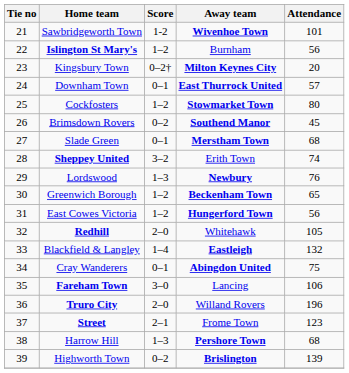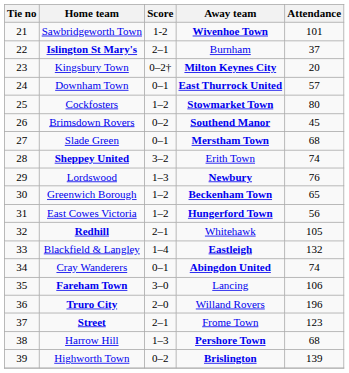(160, 49) 1–2 -> (160, 49) 2–1
(314, 49) 56 -> (314, 49) 37
(160, 231) 2–0 -> (160, 231) 2–1
(314, 267) 75 -> (314, 267) 74
